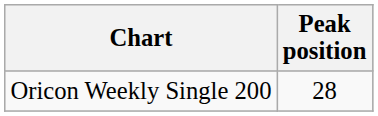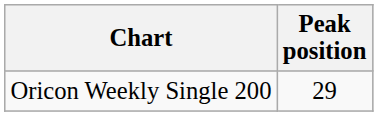(325, 90) 28 -> (325, 90) 29
